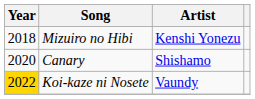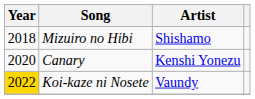(198, 37) Kenshi Yonezu -> (183, 37) Shishamo
(183, 60) Shishamo -> (198, 60) Kenshi Yonezu
